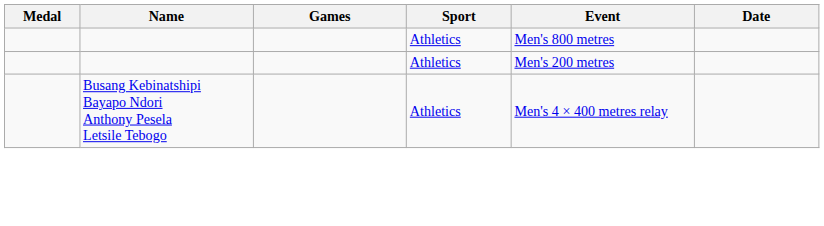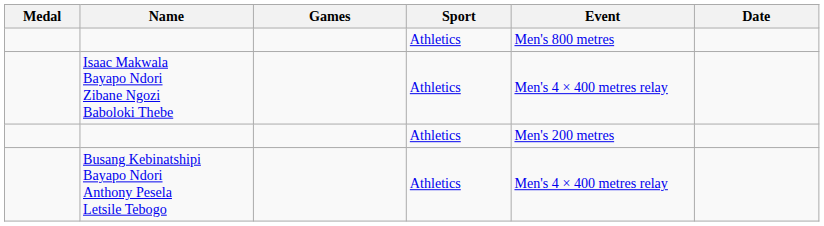+ row: (42, 88)
